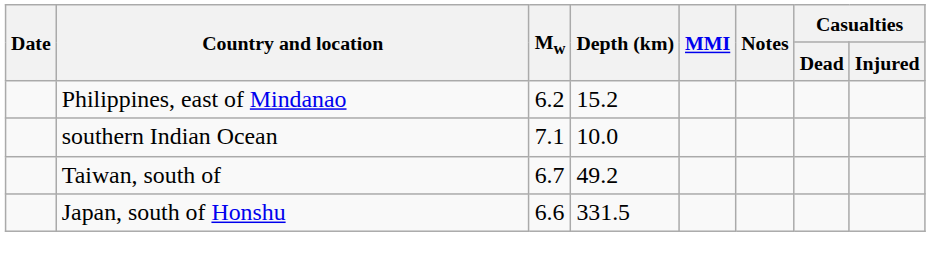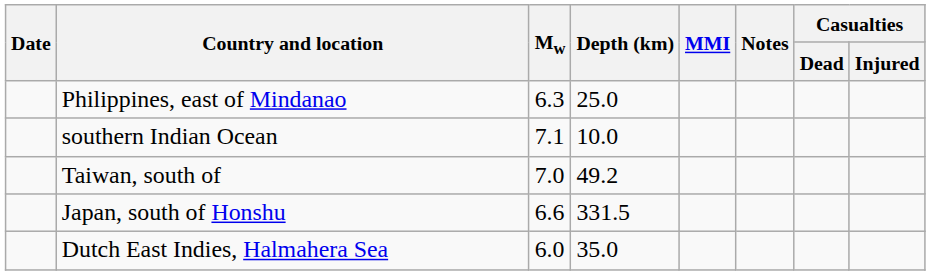(550, 99) 6.2 -> (550, 99) 6.3
(597, 99) 15.2 -> (597, 99) 25.0
(550, 174) 6.7 -> (550, 174) 7.0
+ row: (225, 250)
